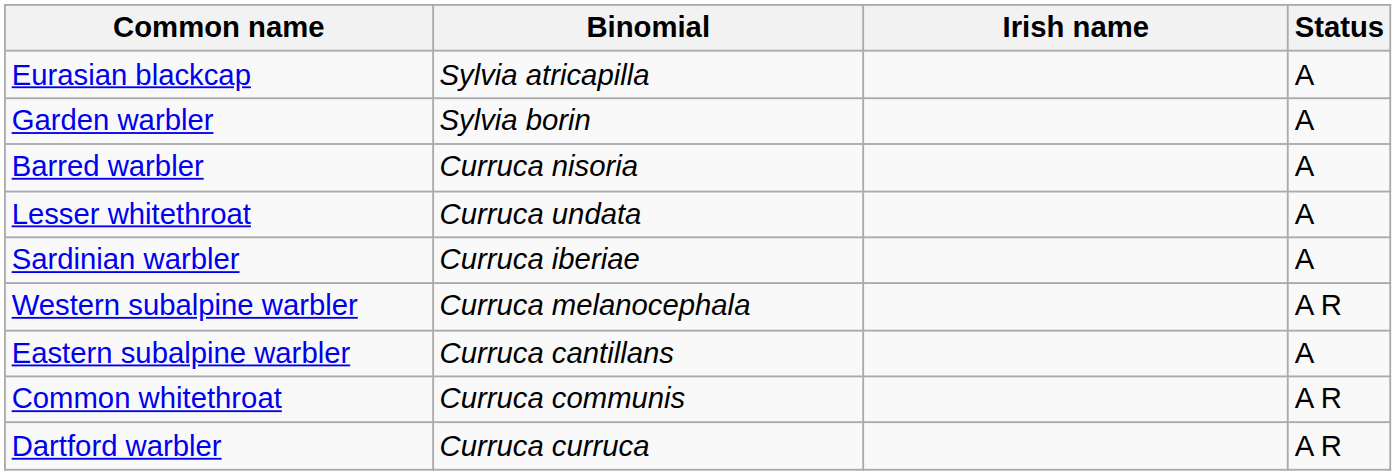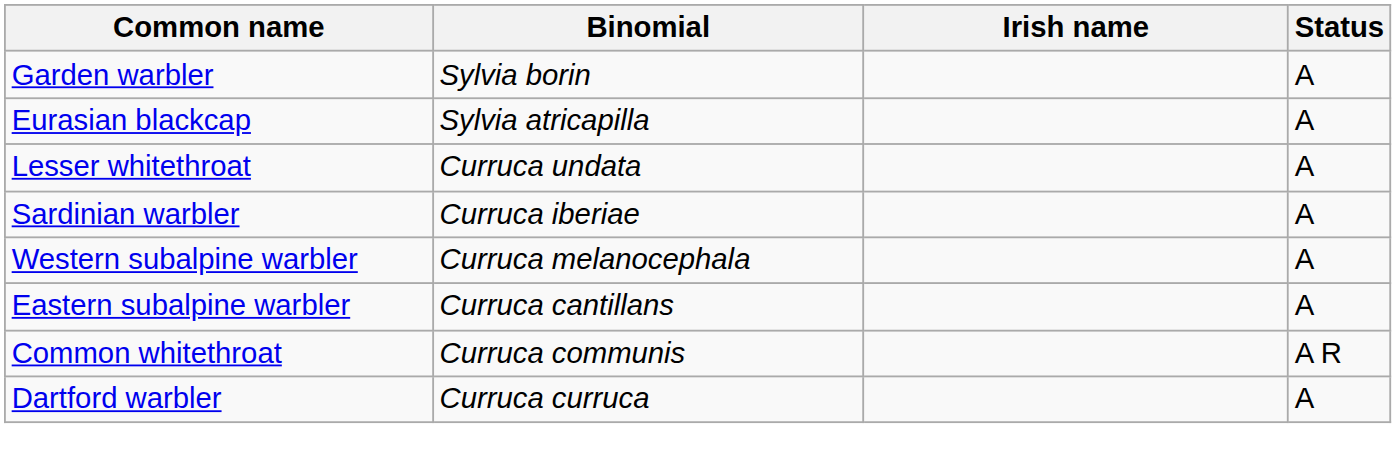rows swapped: (131, 74) <-> (113, 120)
- row: (108, 167)
(1318, 306) A R -> (1304, 259) A
(1318, 445) A R -> (1304, 399) A
